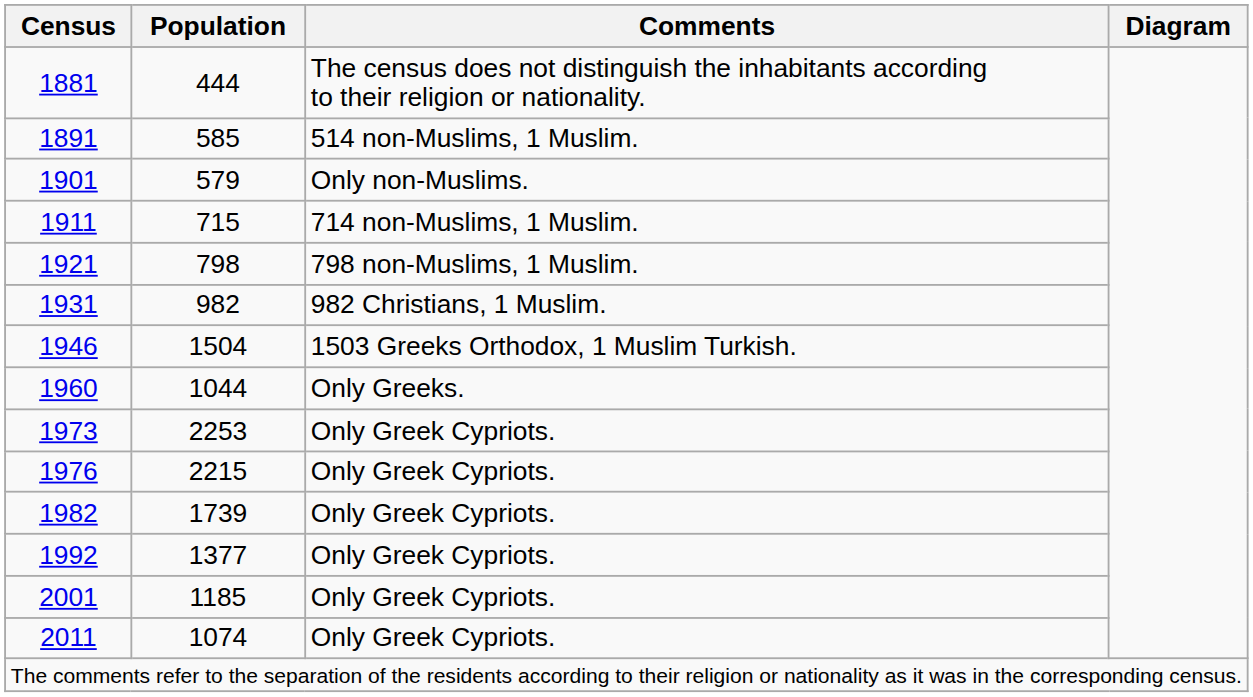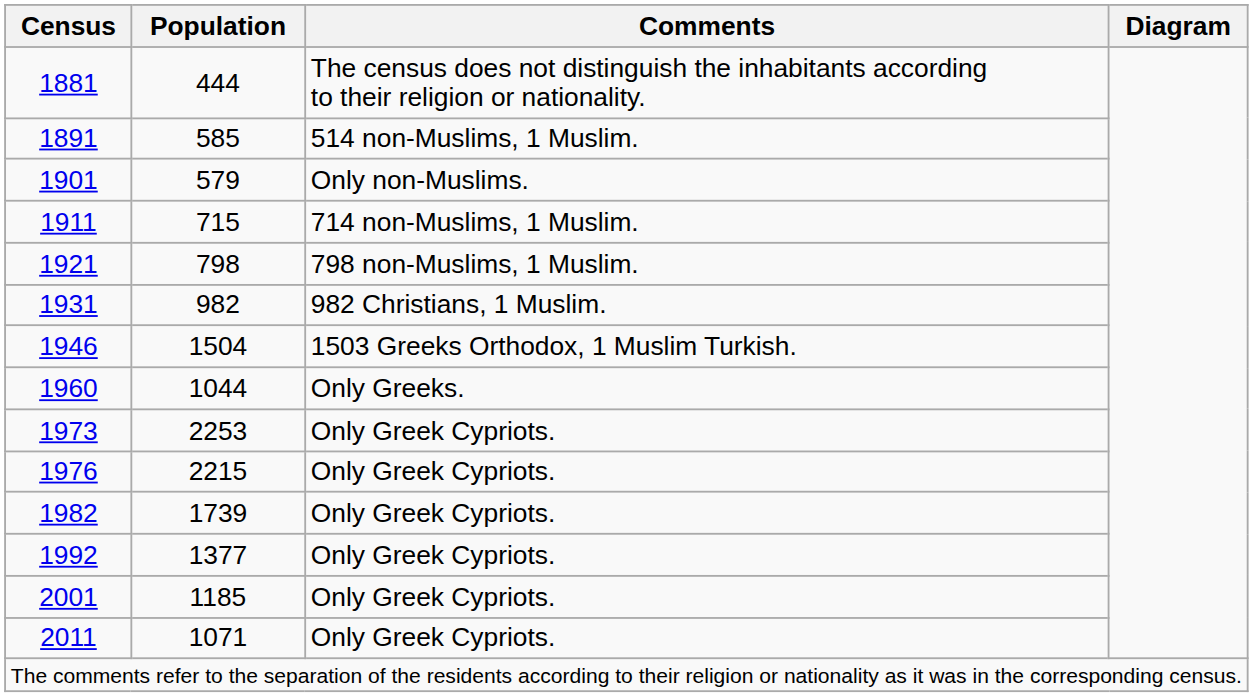(218, 638) 1074 -> (218, 638) 1071
